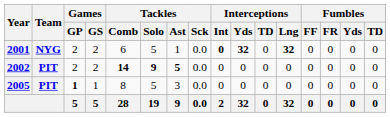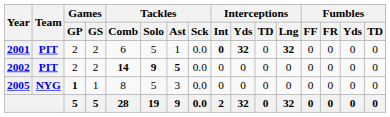(48, 49) NYG -> (48, 49) PIT
(48, 85) PIT -> (48, 85) NYG
